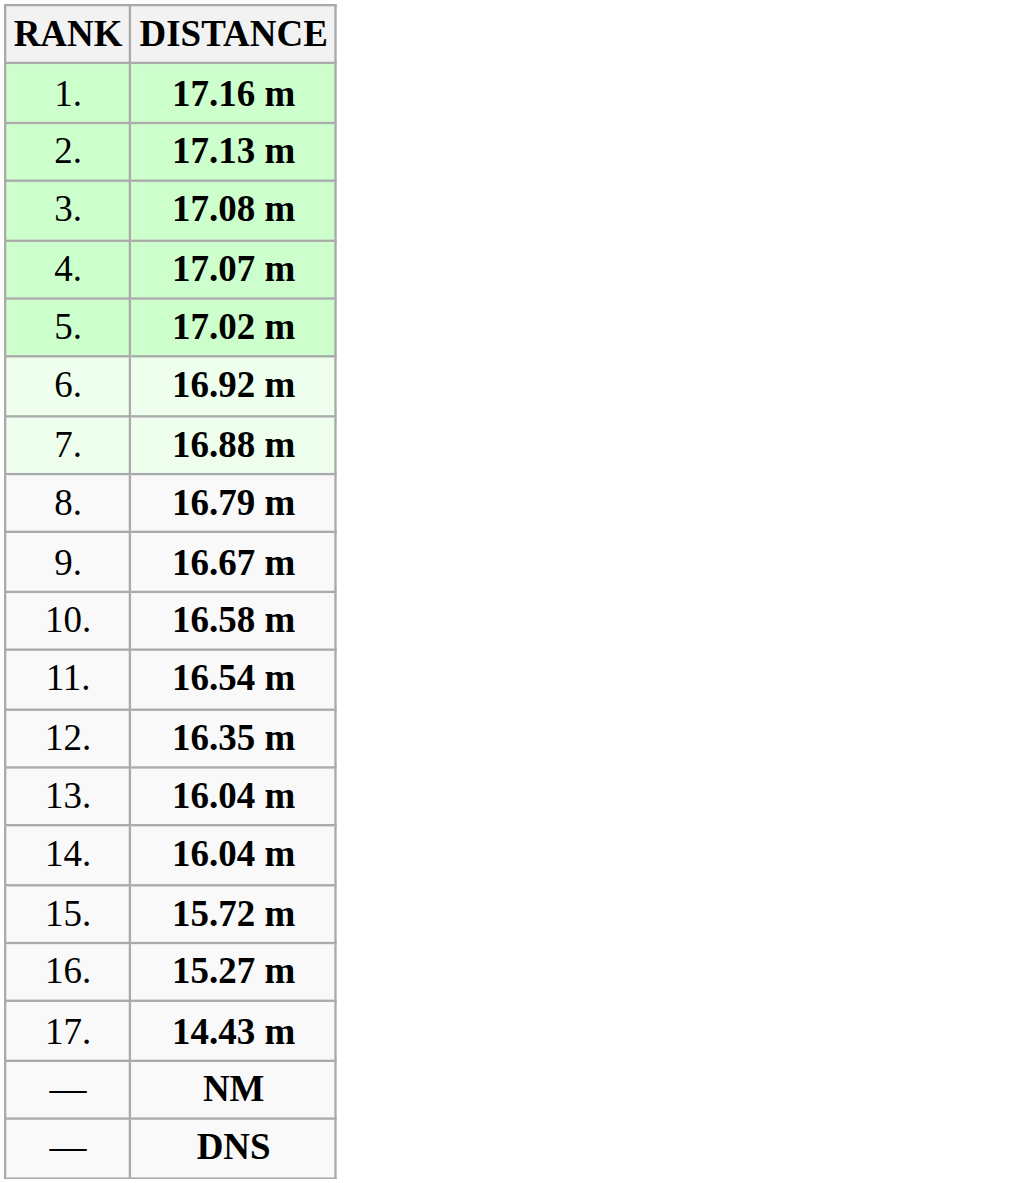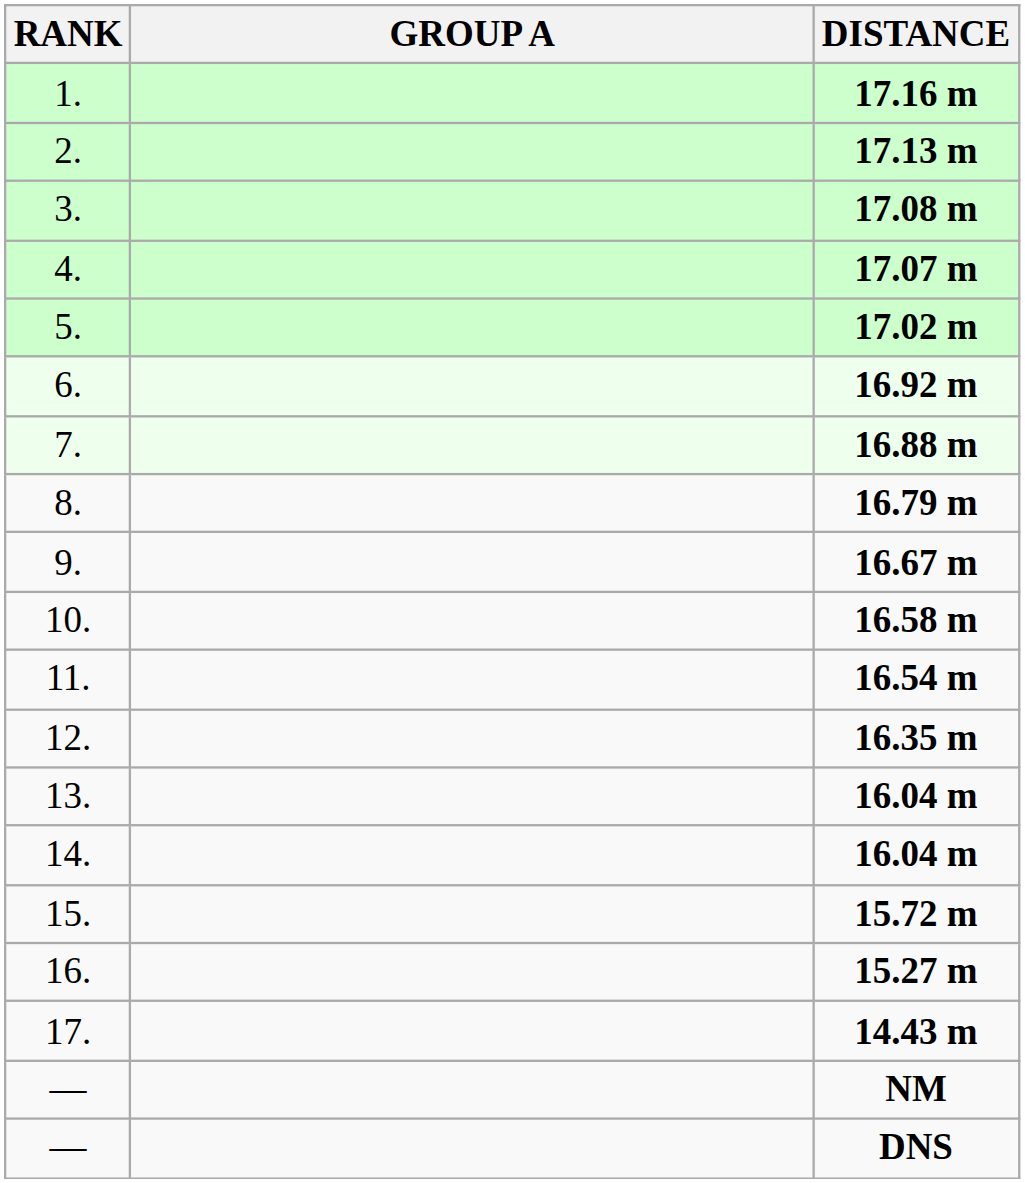+ column: (472, 33)
